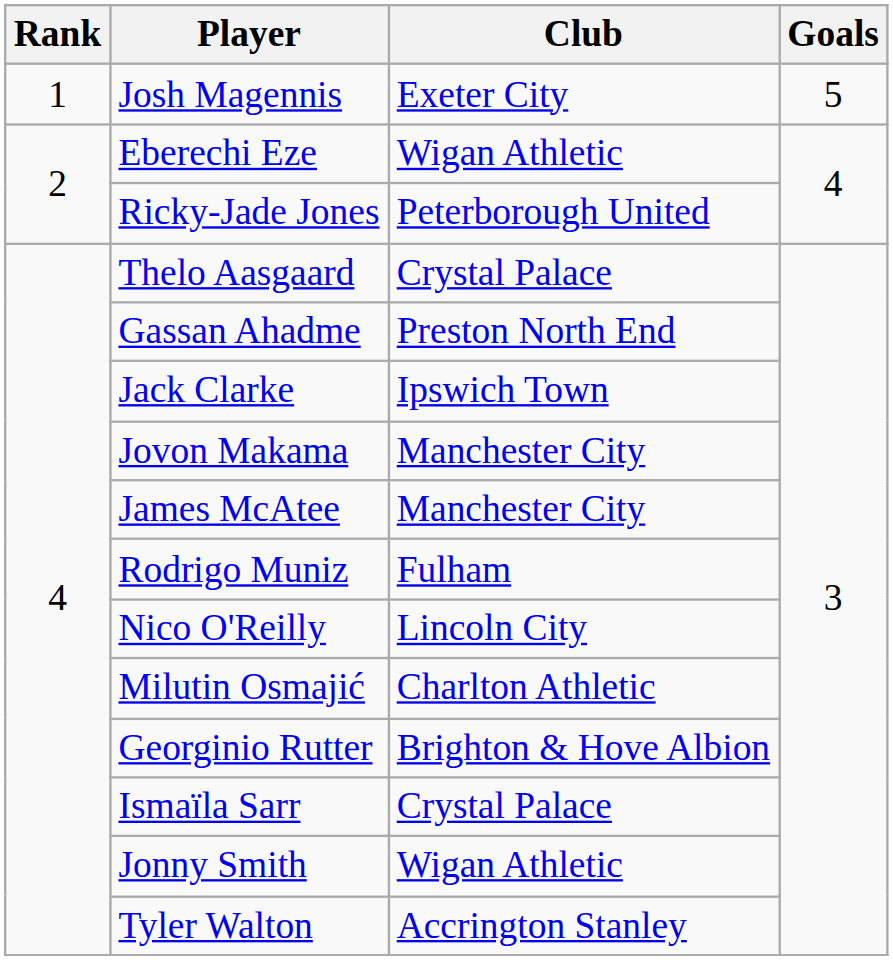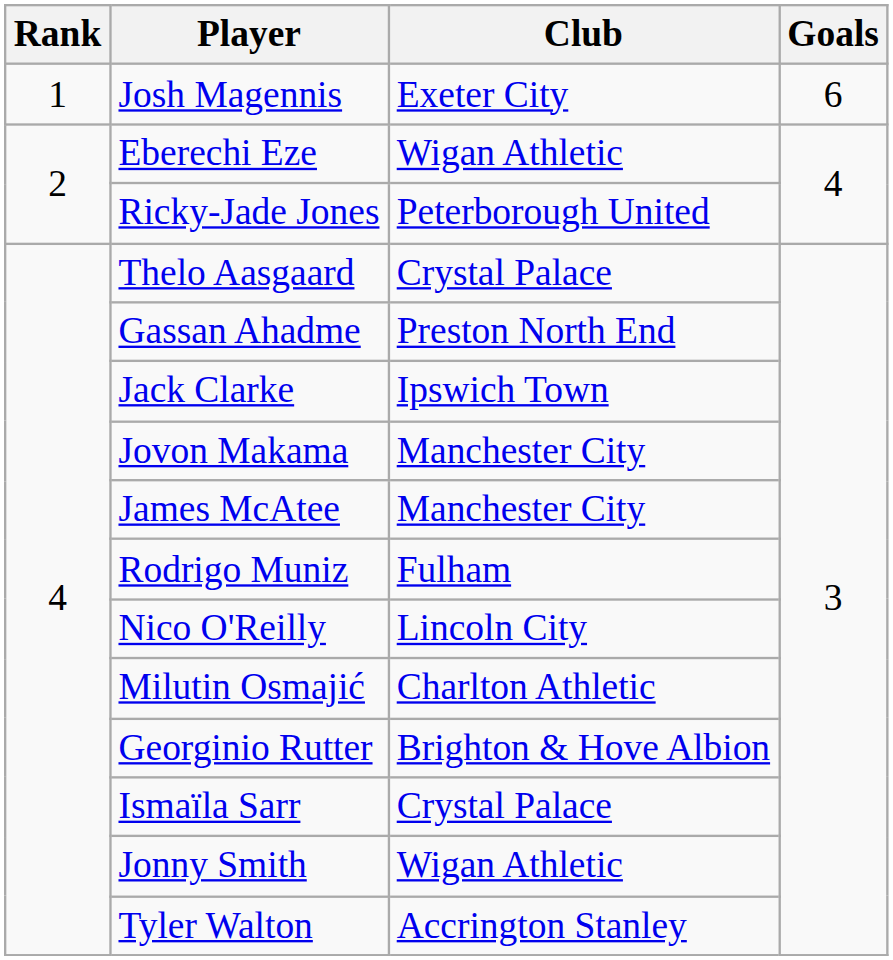(833, 93) 5 -> (833, 93) 6
